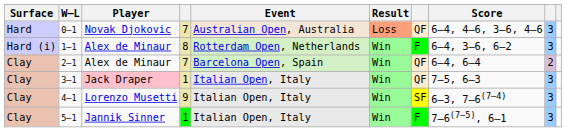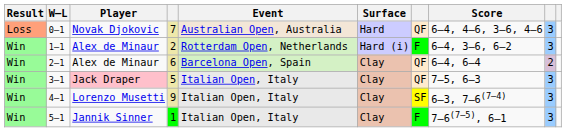columns swapped: (391, 13) <-> (32, 13)
(185, 46) 8 -> (173, 46) 2
(185, 63) 7 -> (173, 63) 6
(185, 80) 1 -> (173, 80) 5
